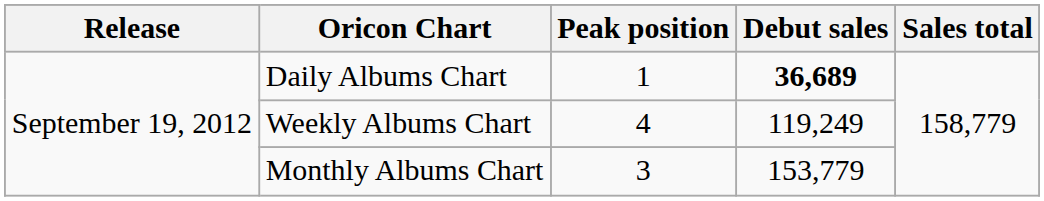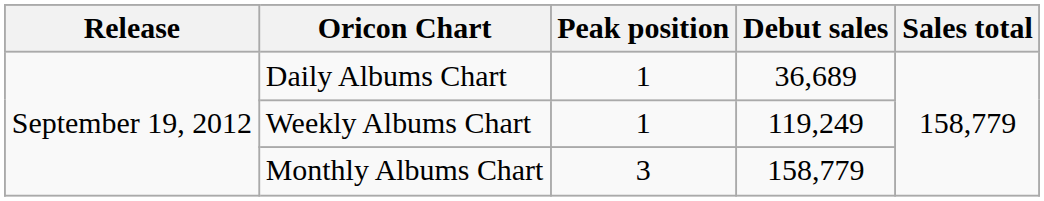(816, 75) bold -> (816, 75) normal
(643, 123) 4 -> (643, 123) 1
(816, 170) 153,779 -> (816, 170) 158,779
